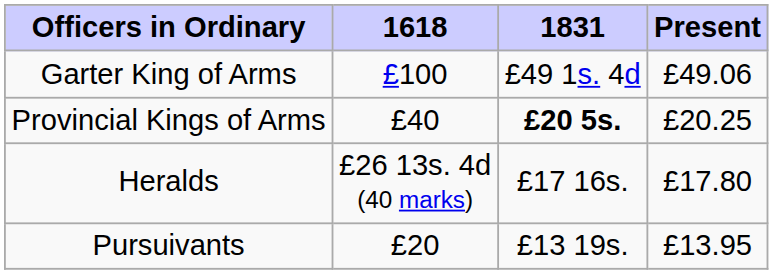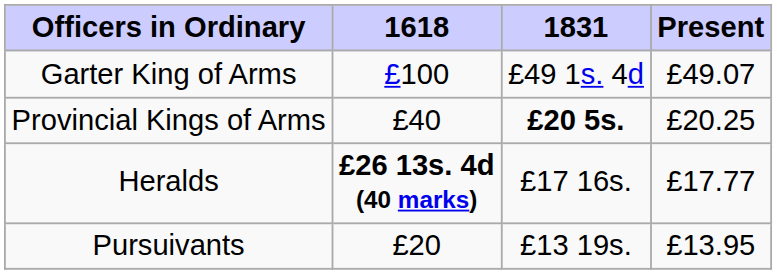(708, 73) £49.06 -> (711, 73) £49.07
(415, 182) normal -> (417, 182) bold
(708, 182) £17.80 -> (711, 182) £17.77
